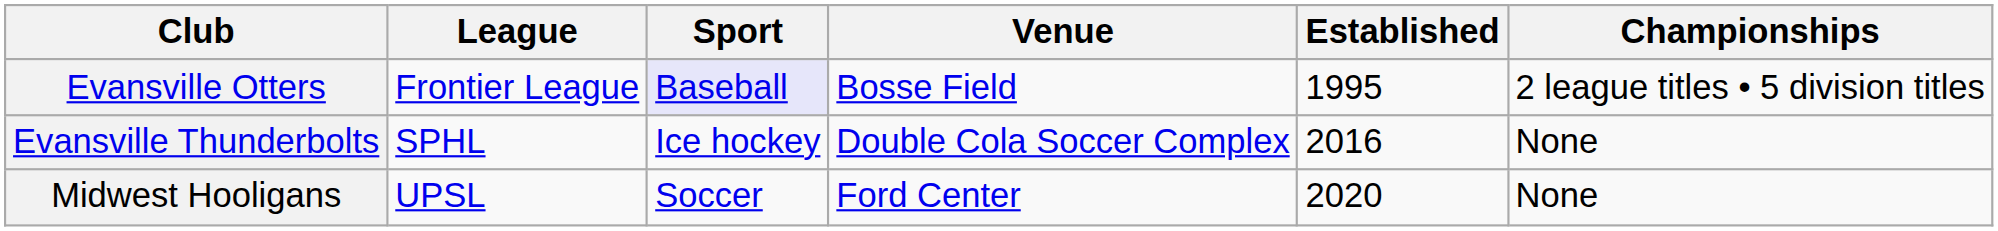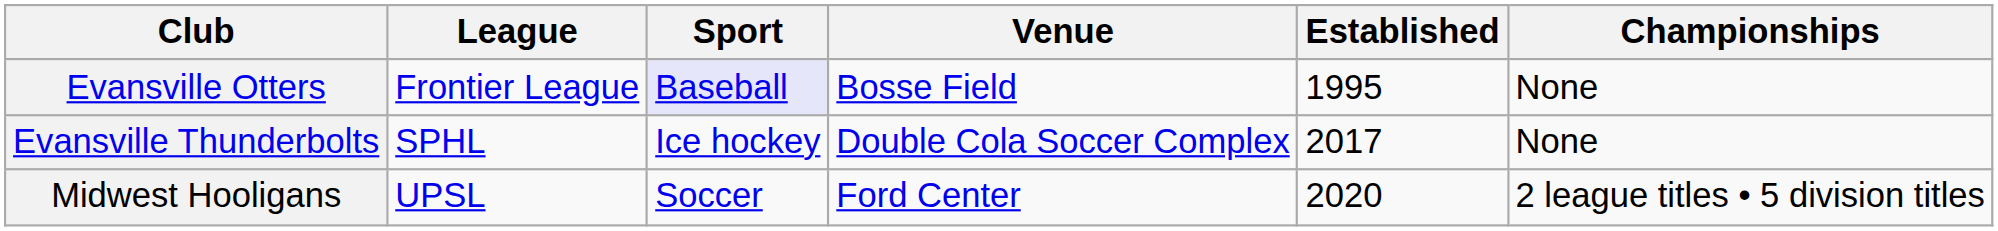(1750, 86) 2 league titles • 5 division titles -> (1557, 86) None
(1344, 141) 2016 -> (1344, 141) 2017
(1557, 196) None -> (1750, 196) 2 league titles • 5 division titles
